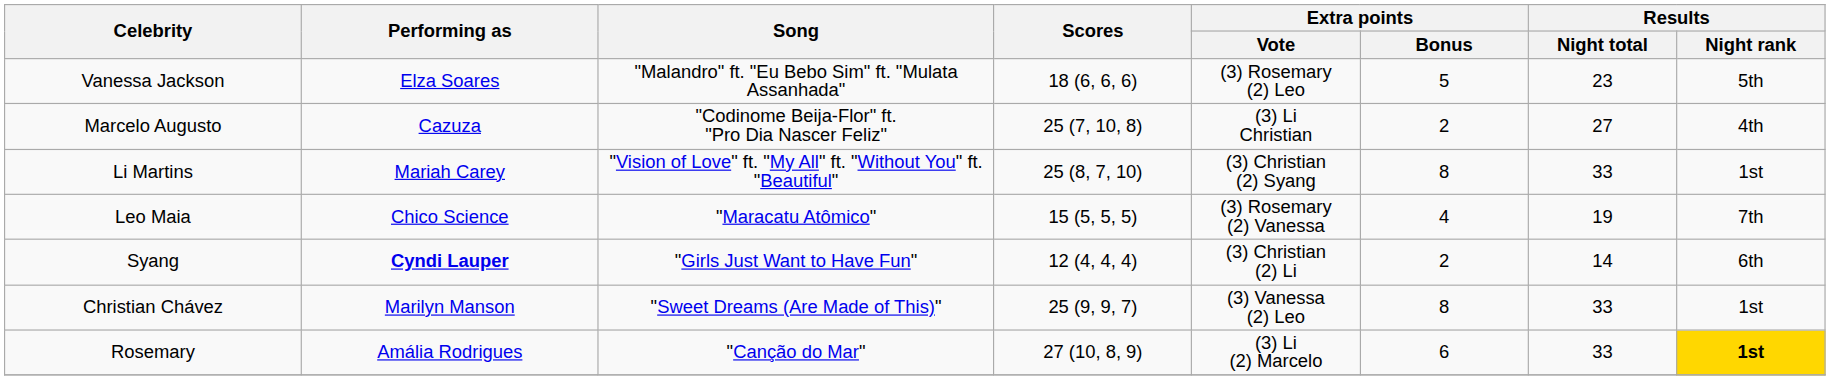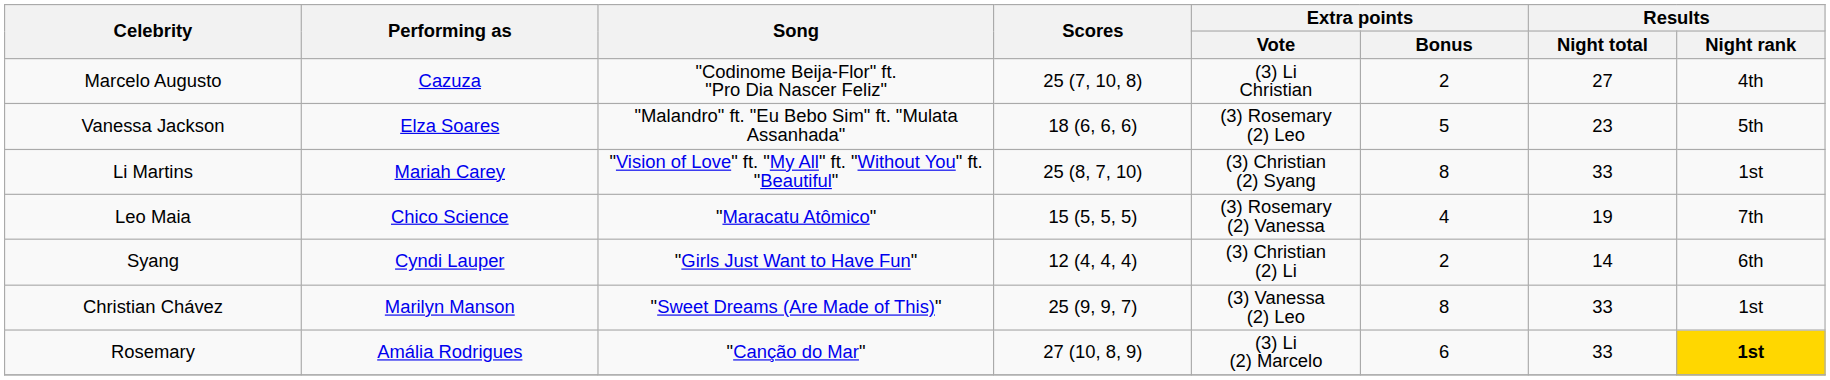rows swapped: (153, 126) <-> (153, 80)
(450, 262) bold -> (450, 262) normal
